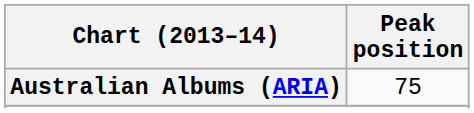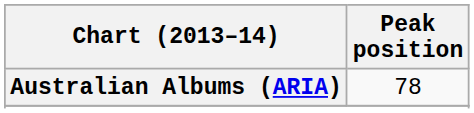(408, 88) 75 -> (408, 88) 78
